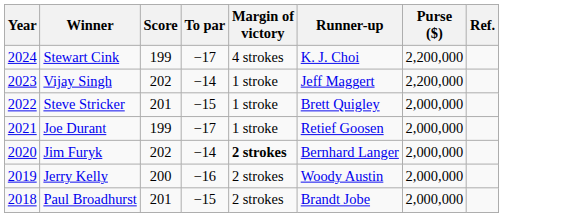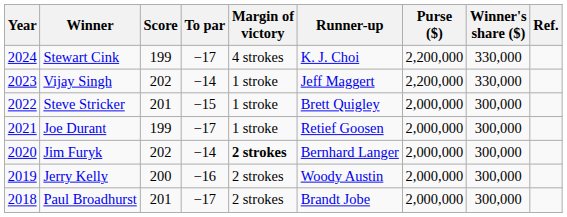+ column: (498, 25)
(205, 200) −15 -> (205, 200) −17
